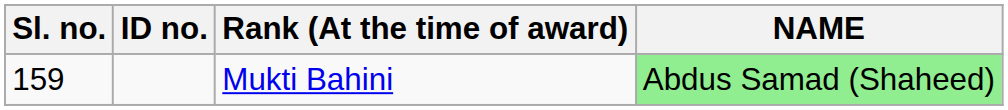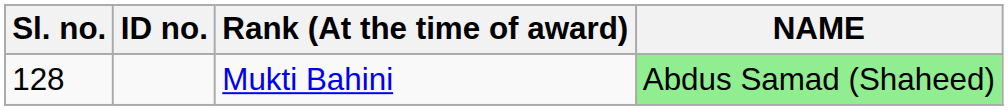(38, 79) 159 -> (38, 79) 128
